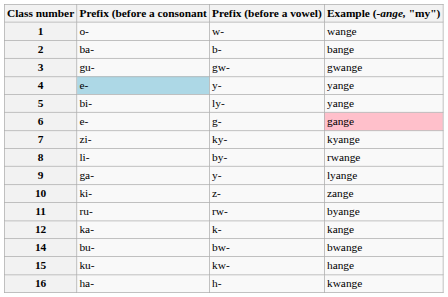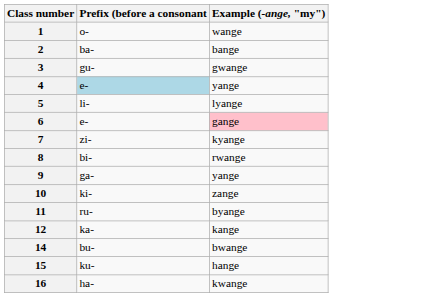- column: (267, 13)
(86, 103) bi- -> (84, 103) li-
(341, 103) yange -> (227, 103) lyange
(84, 157) li- -> (86, 157) bi-
(342, 175) lyange -> (226, 175) yange
